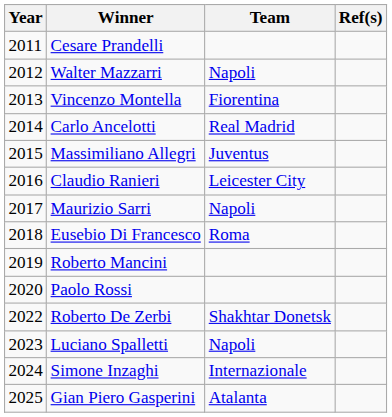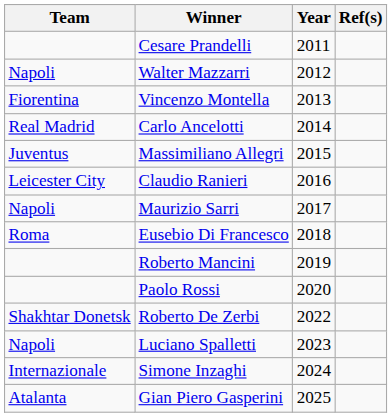columns swapped: (26, 18) <-> (270, 18)
